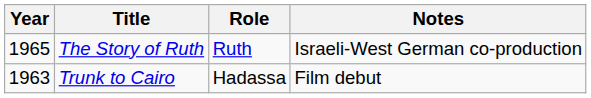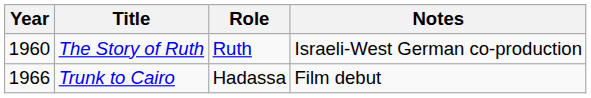(30, 48) 1965 -> (30, 48) 1960
(30, 78) 1963 -> (30, 78) 1966
